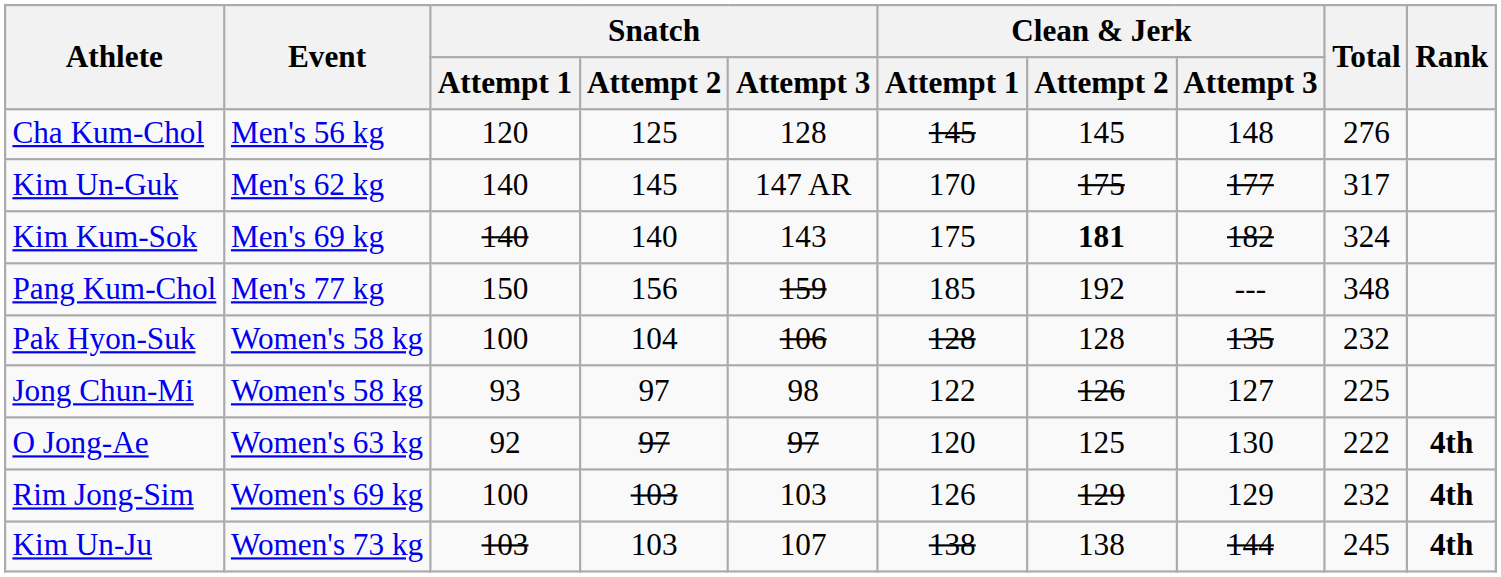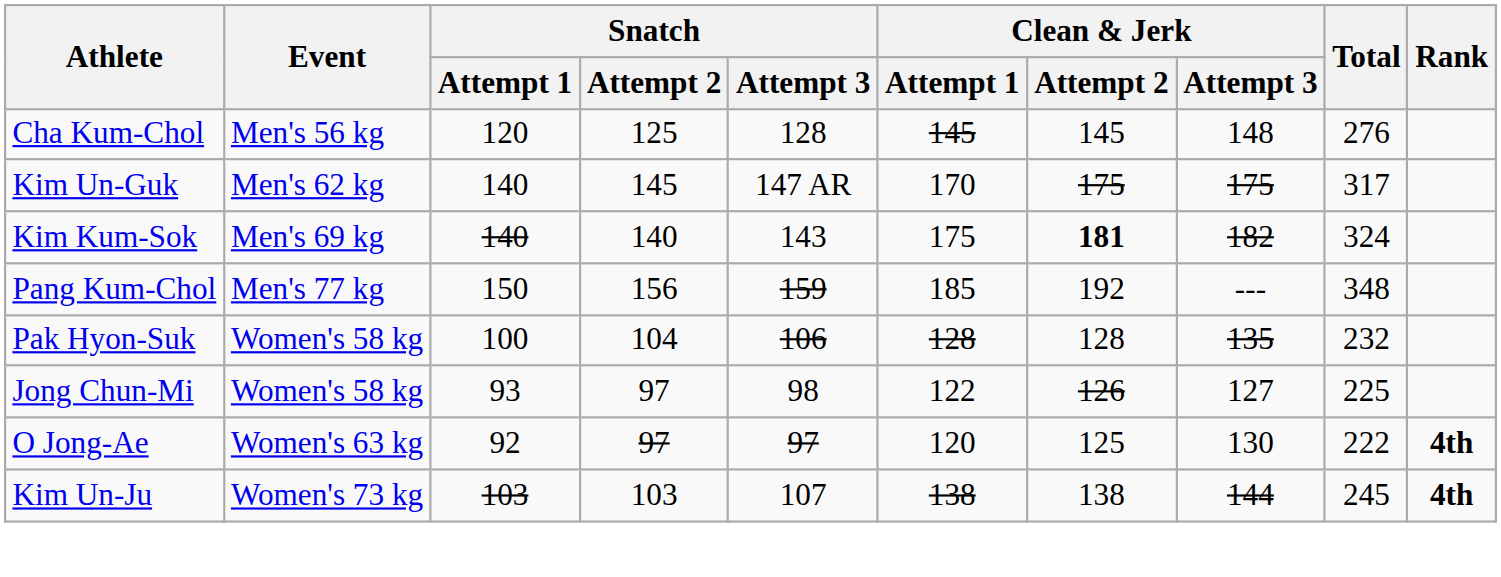(1250, 185) 177 -> (1250, 185) 175
- row: (103, 494)
